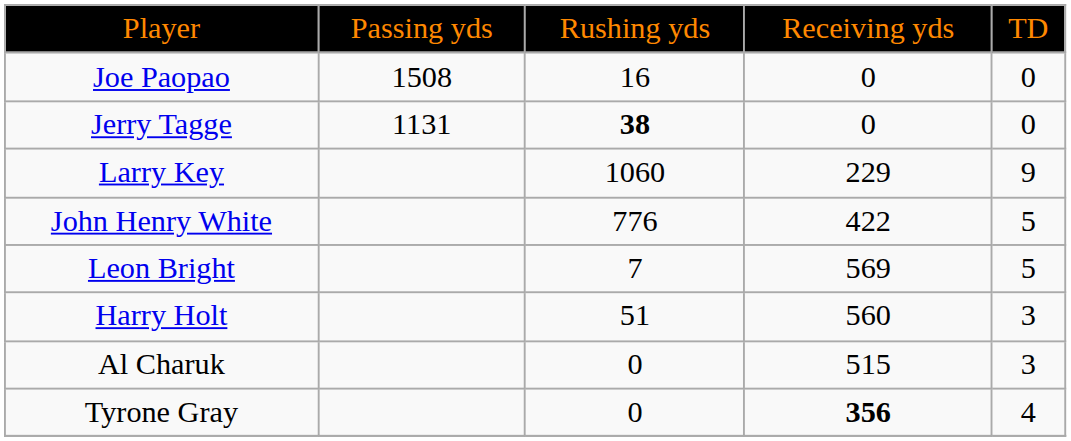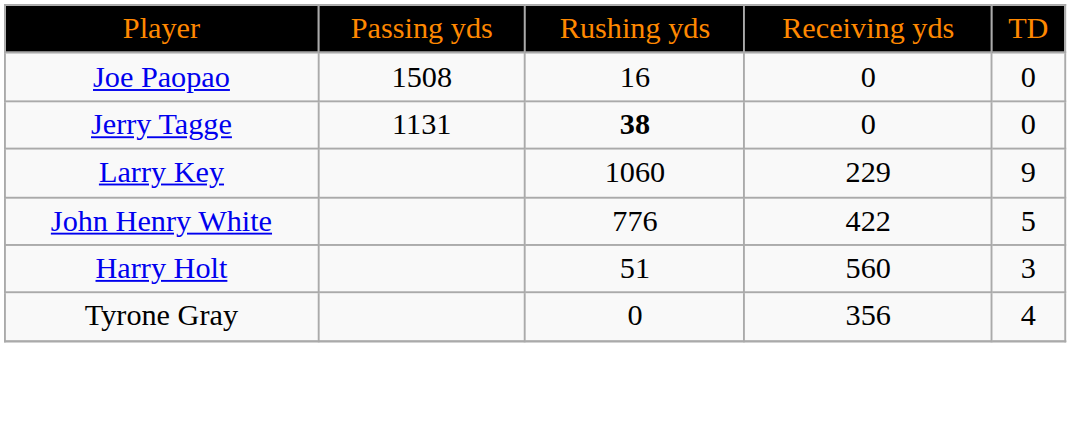- row: (161, 268)
- row: (161, 364)
(868, 412) bold -> (868, 316) normal
